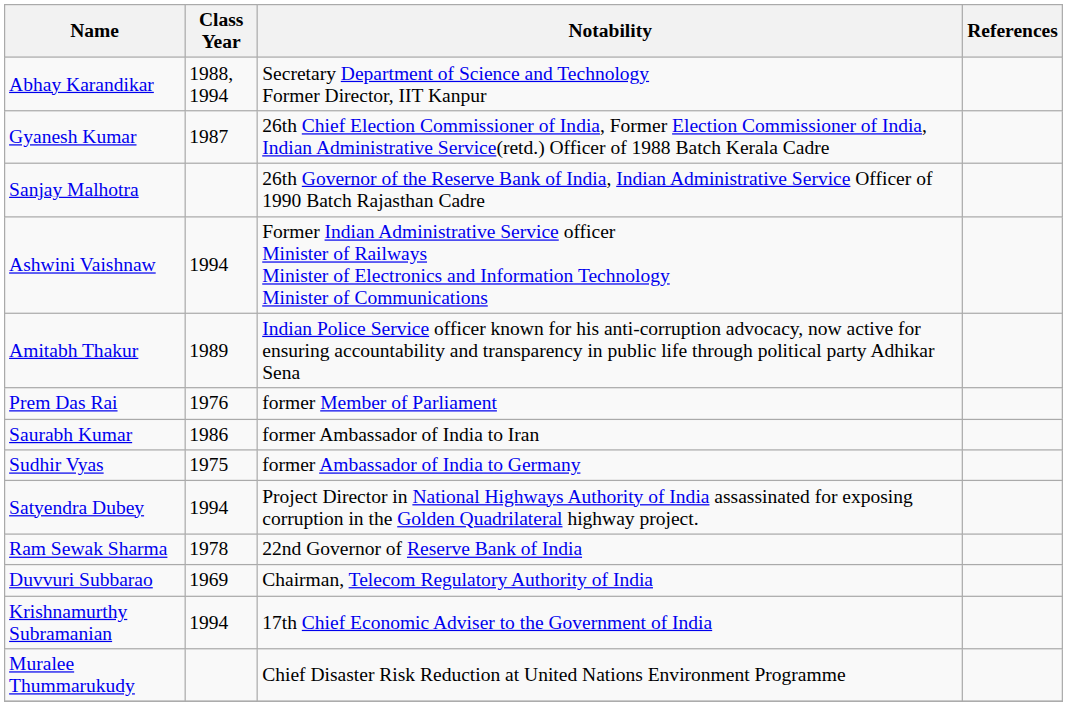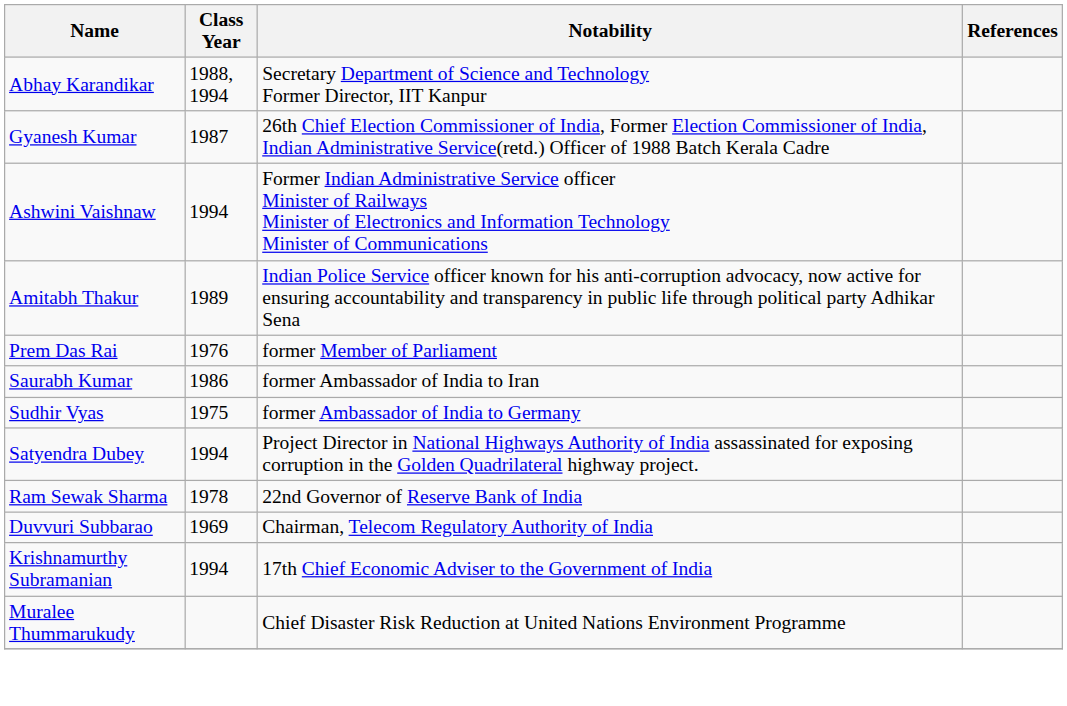- row: (74, 189)
